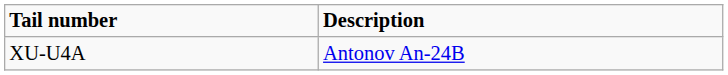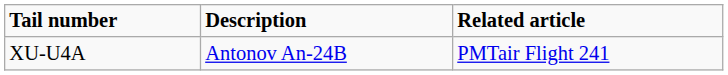+ column: (521, 20)
